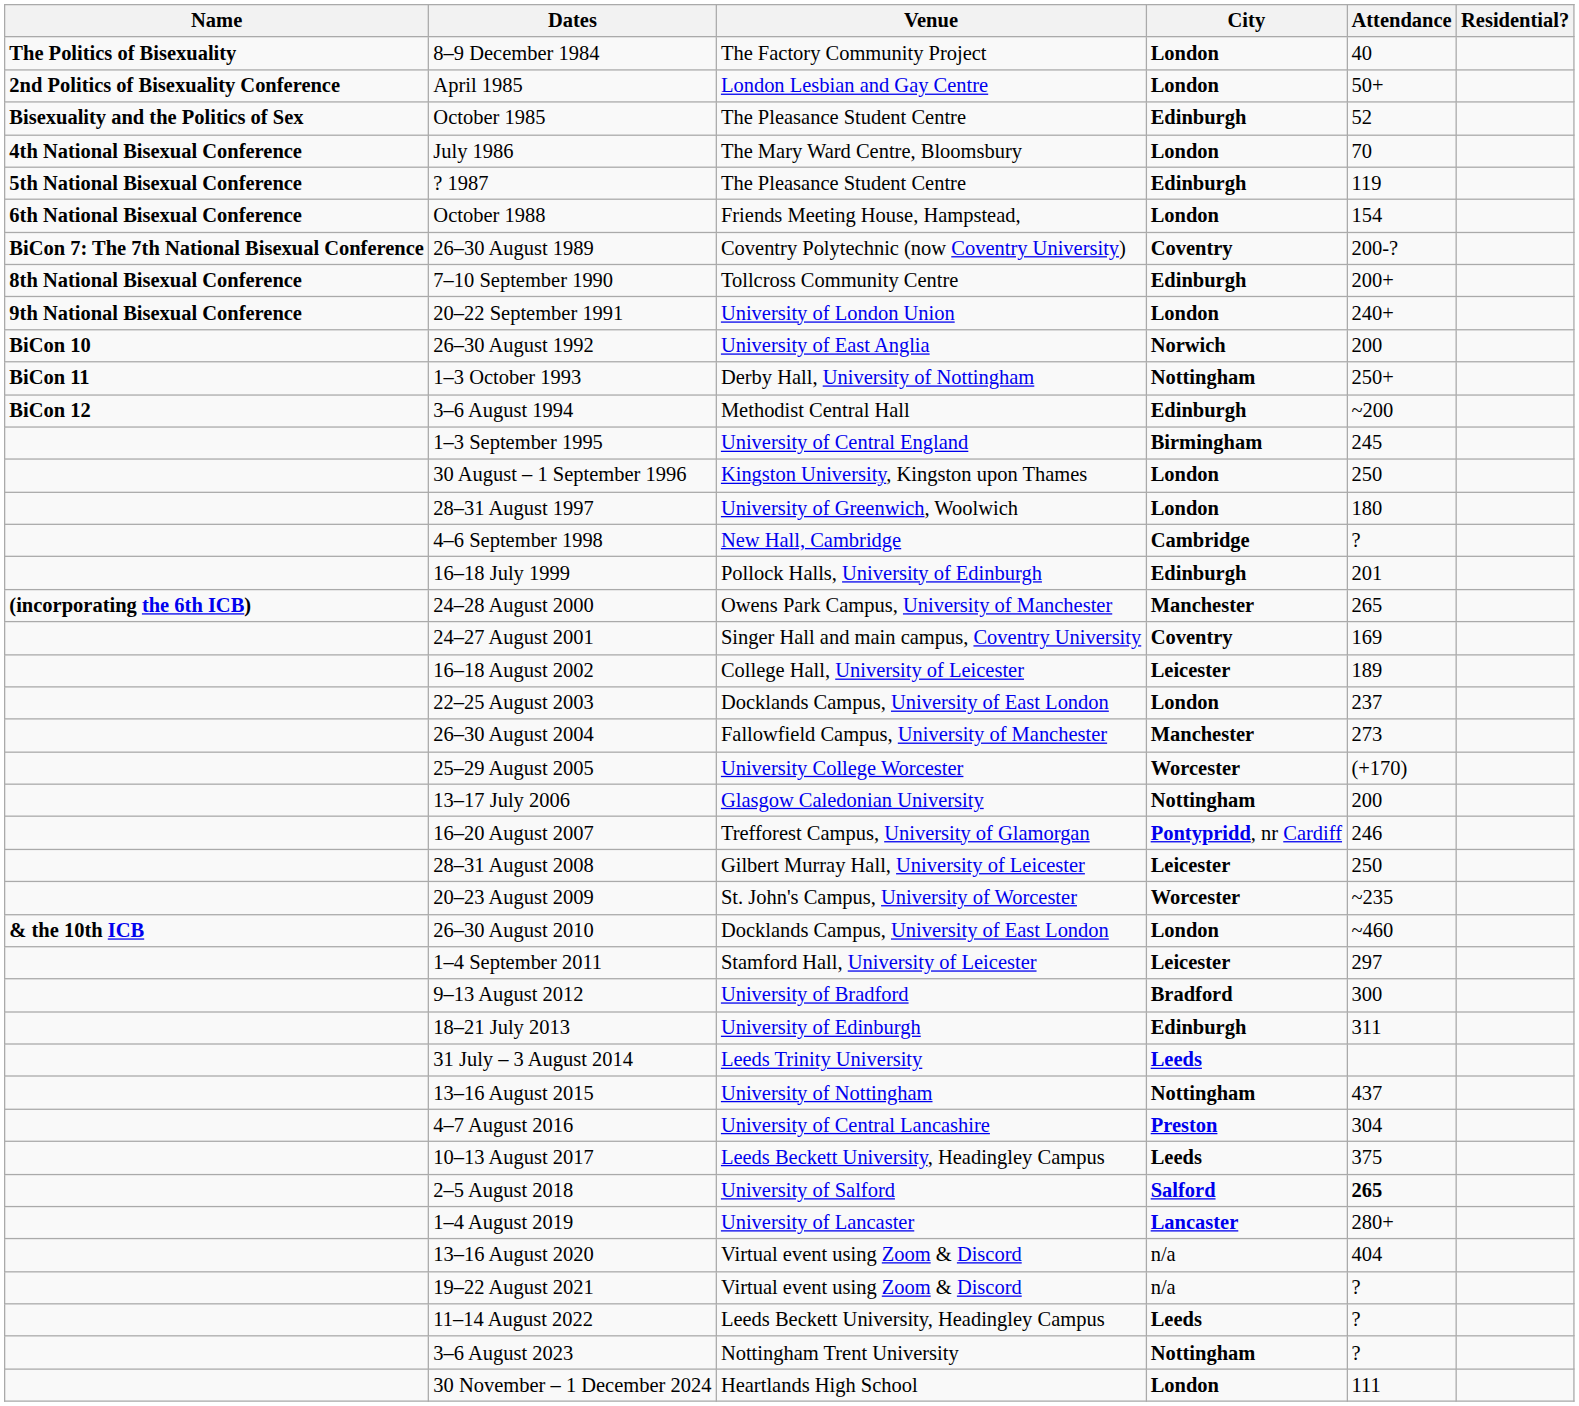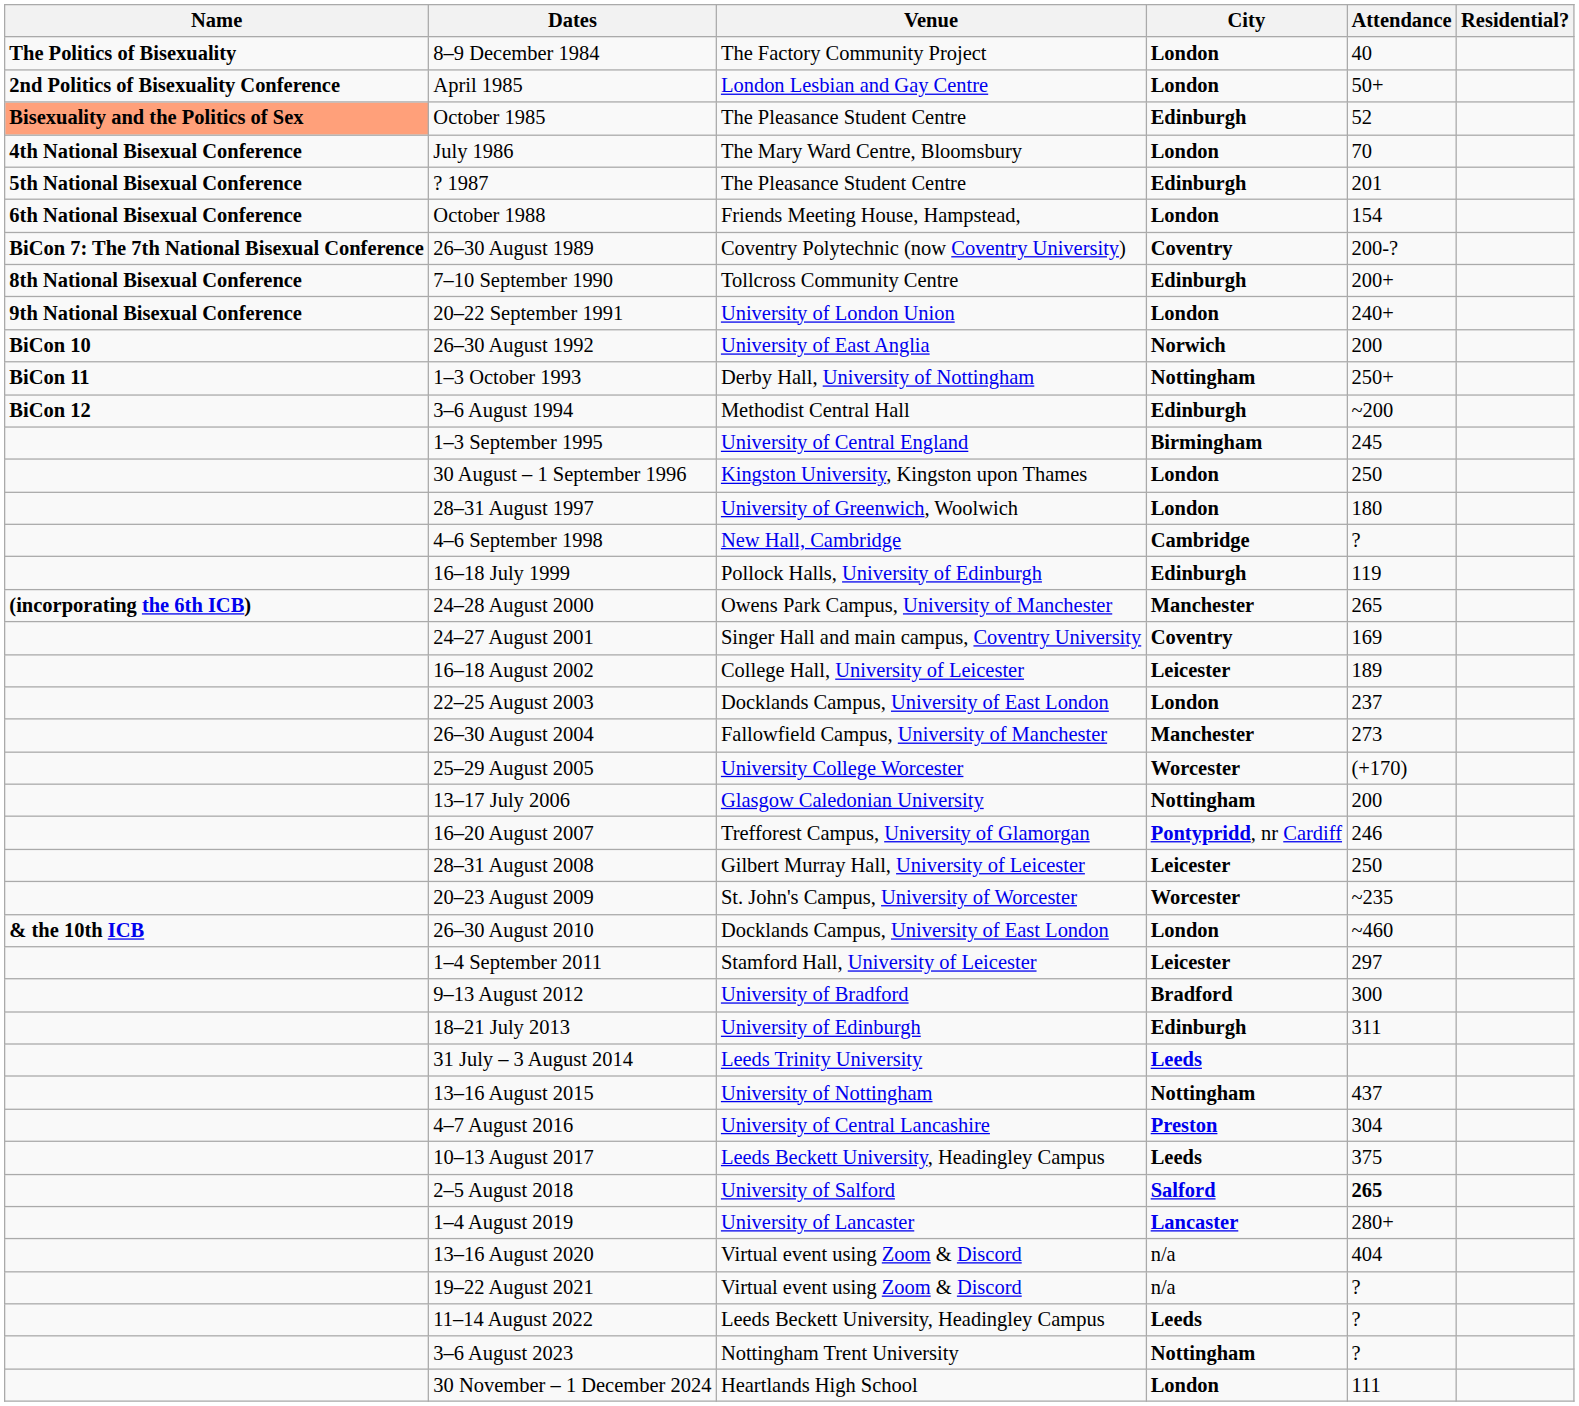(156, 118) no background -> (156, 118) lightsalmon background
(1366, 183) 119 -> (1367, 183) 201
(1367, 572) 201 -> (1366, 572) 119
